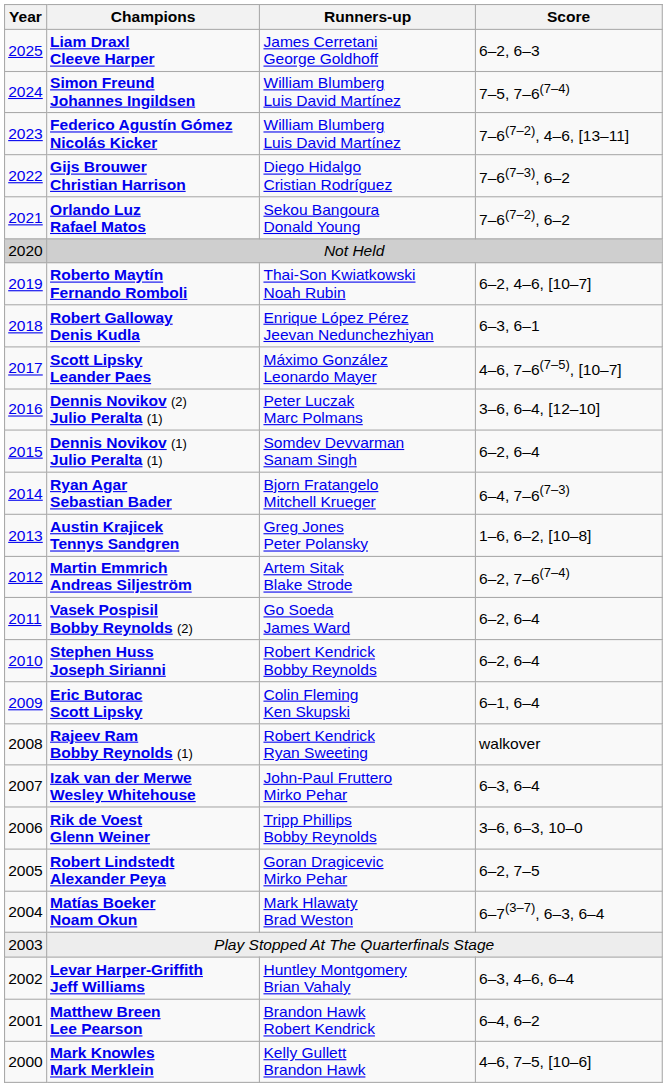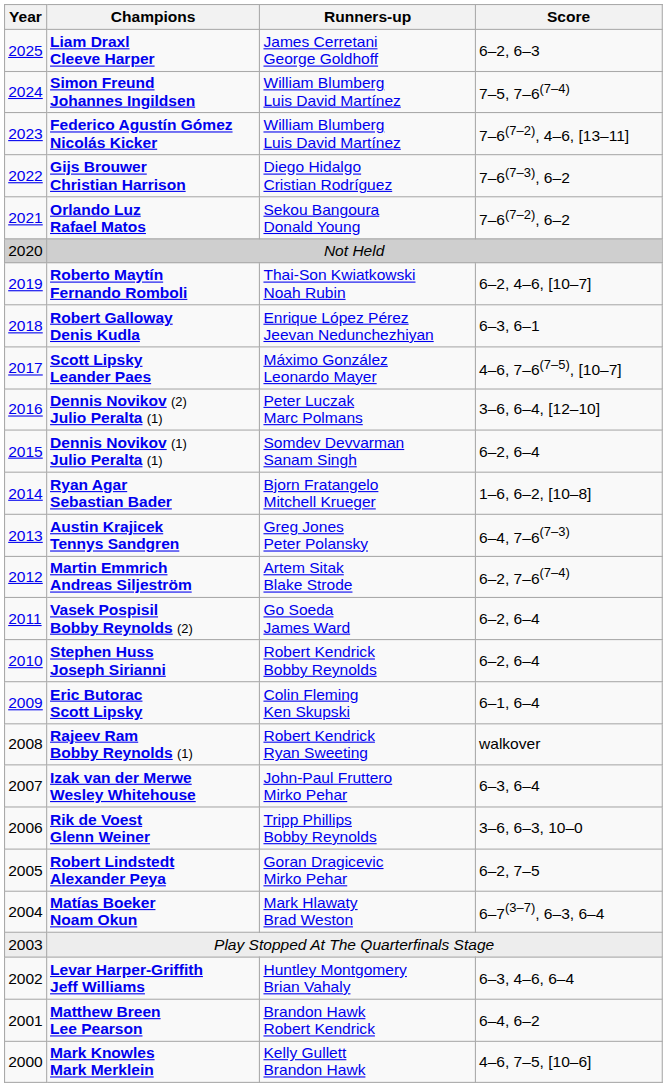(524, 493) 6–4, 7–6(7–3) -> (535, 493) 1–6, 6–2, [10–8]
(535, 535) 1–6, 6–2, [10–8] -> (524, 535) 6–4, 7–6(7–3)
